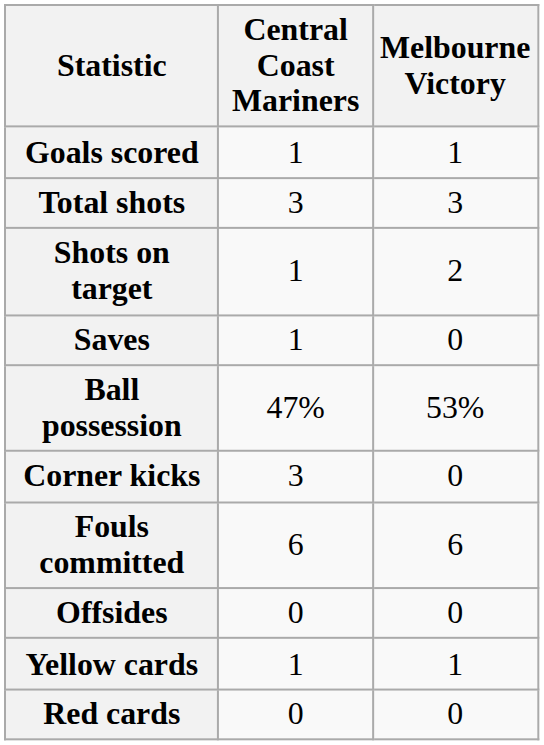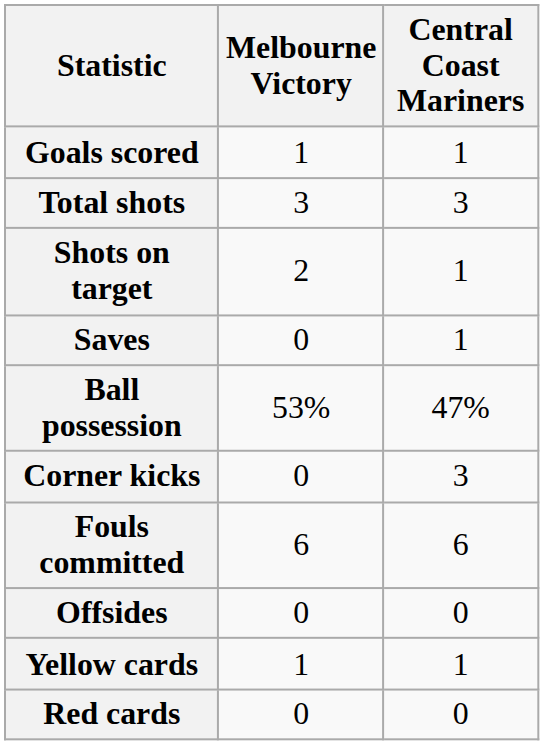columns swapped: (296, 65) <-> (455, 65)
